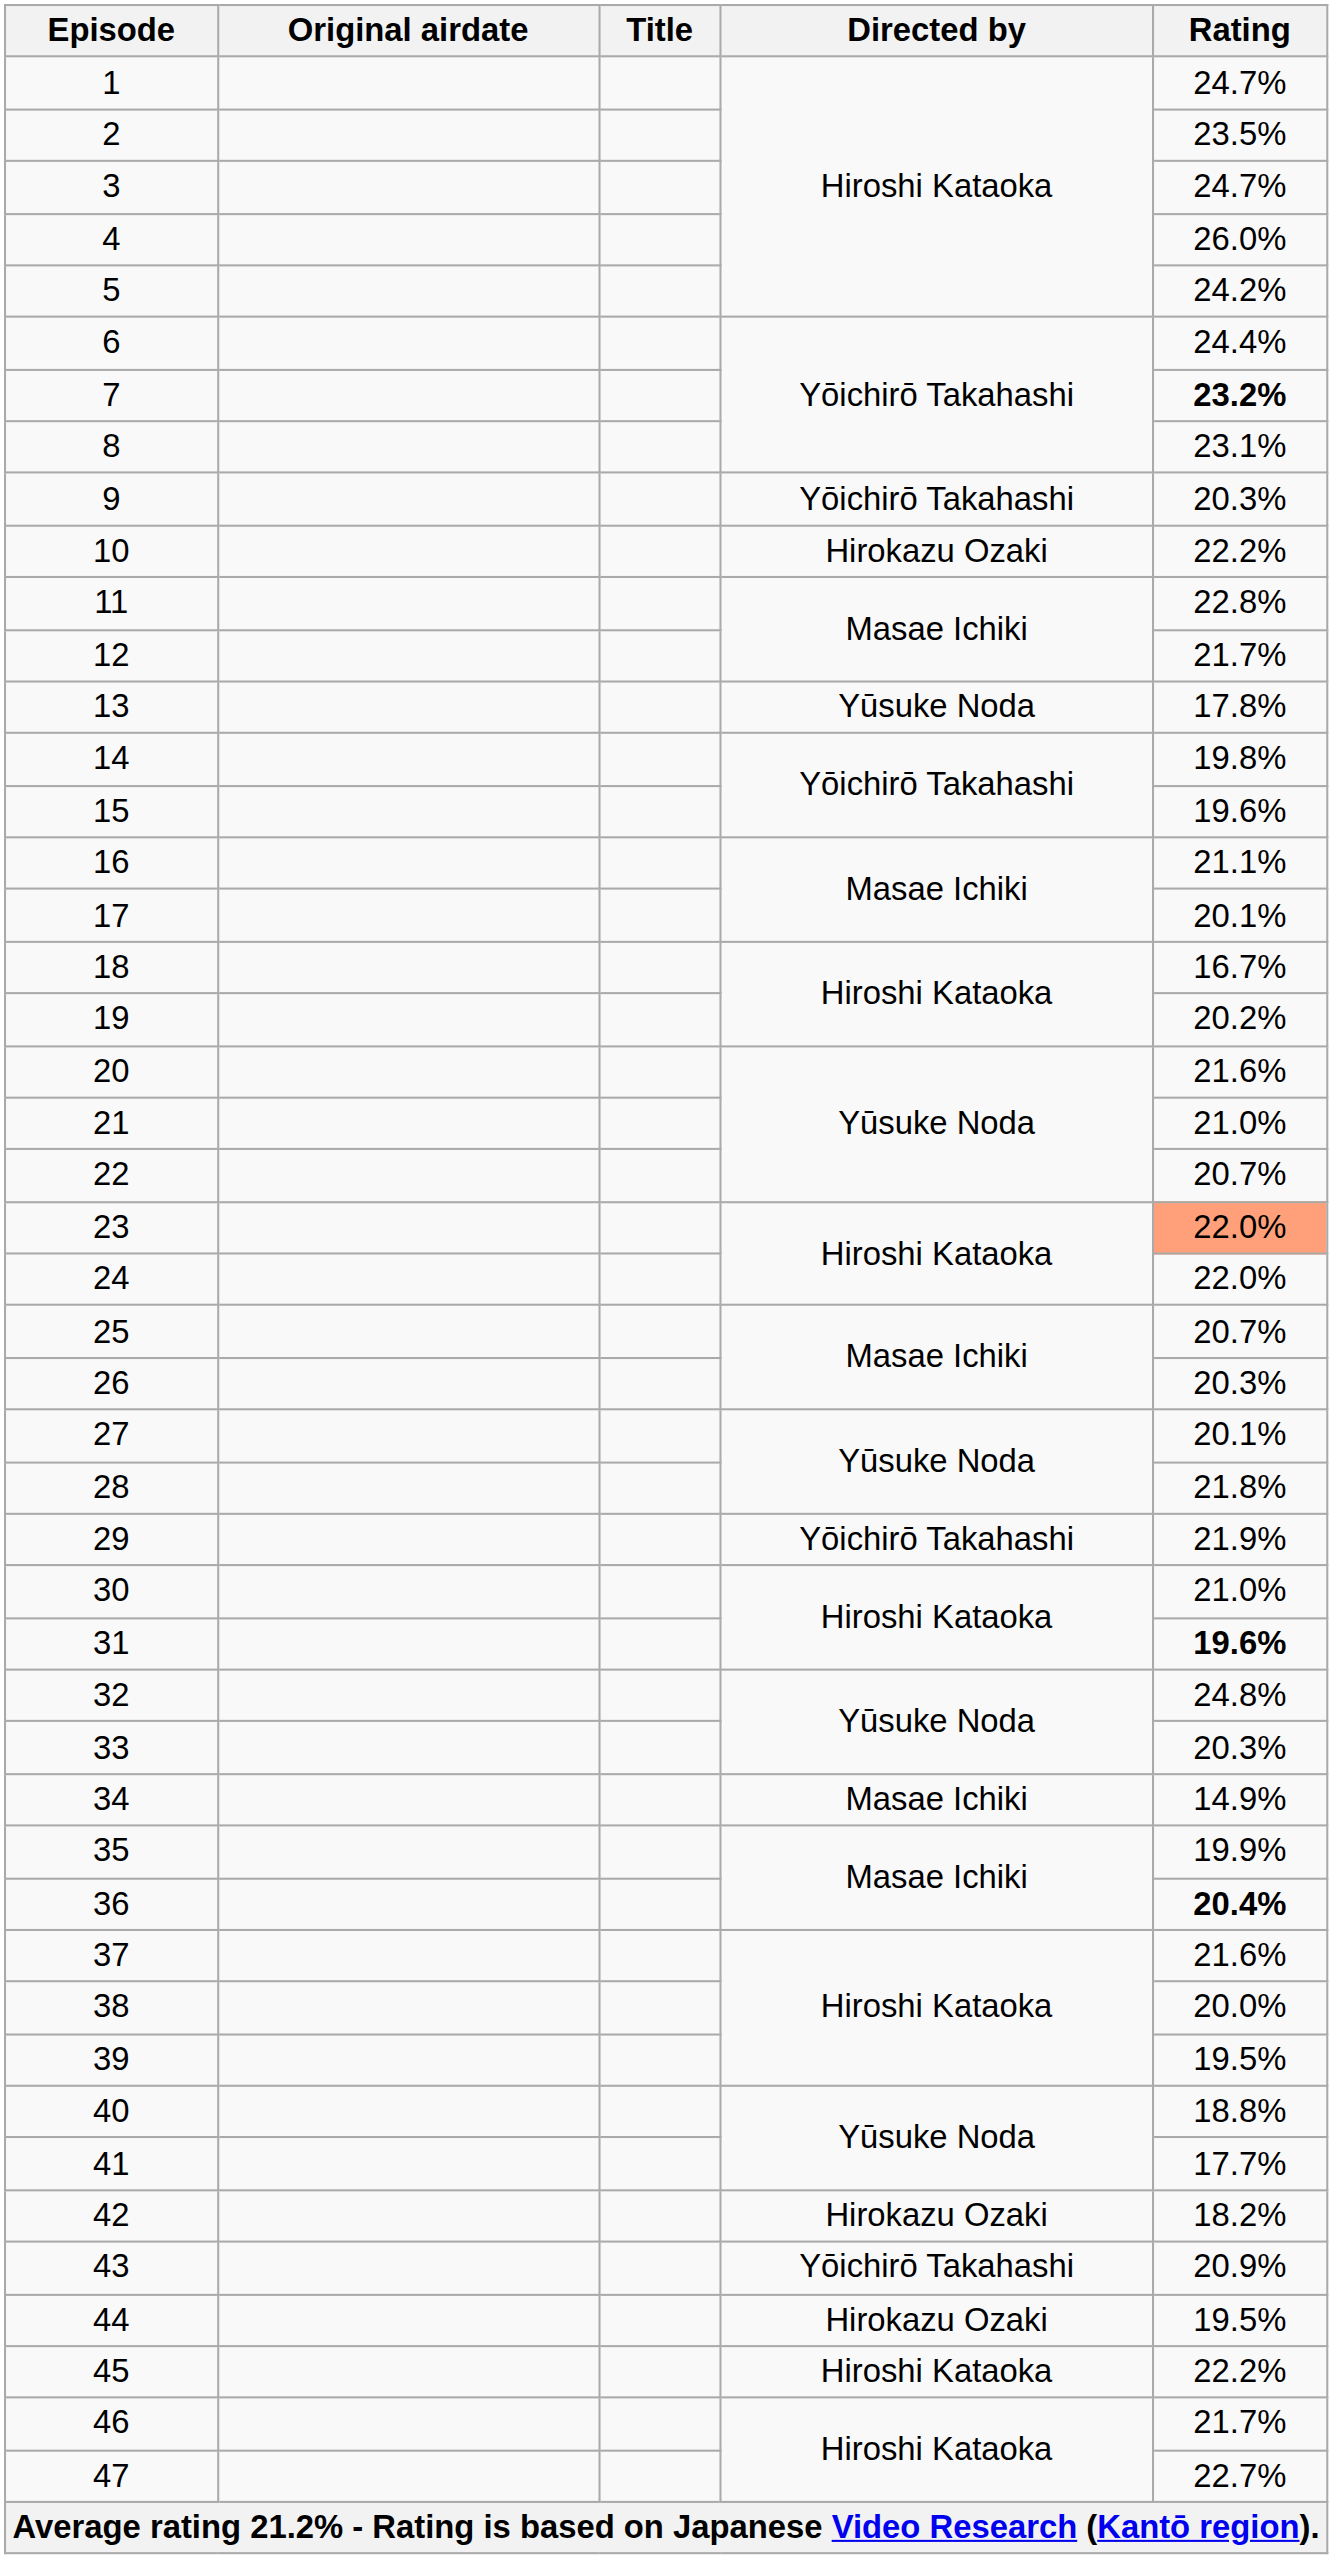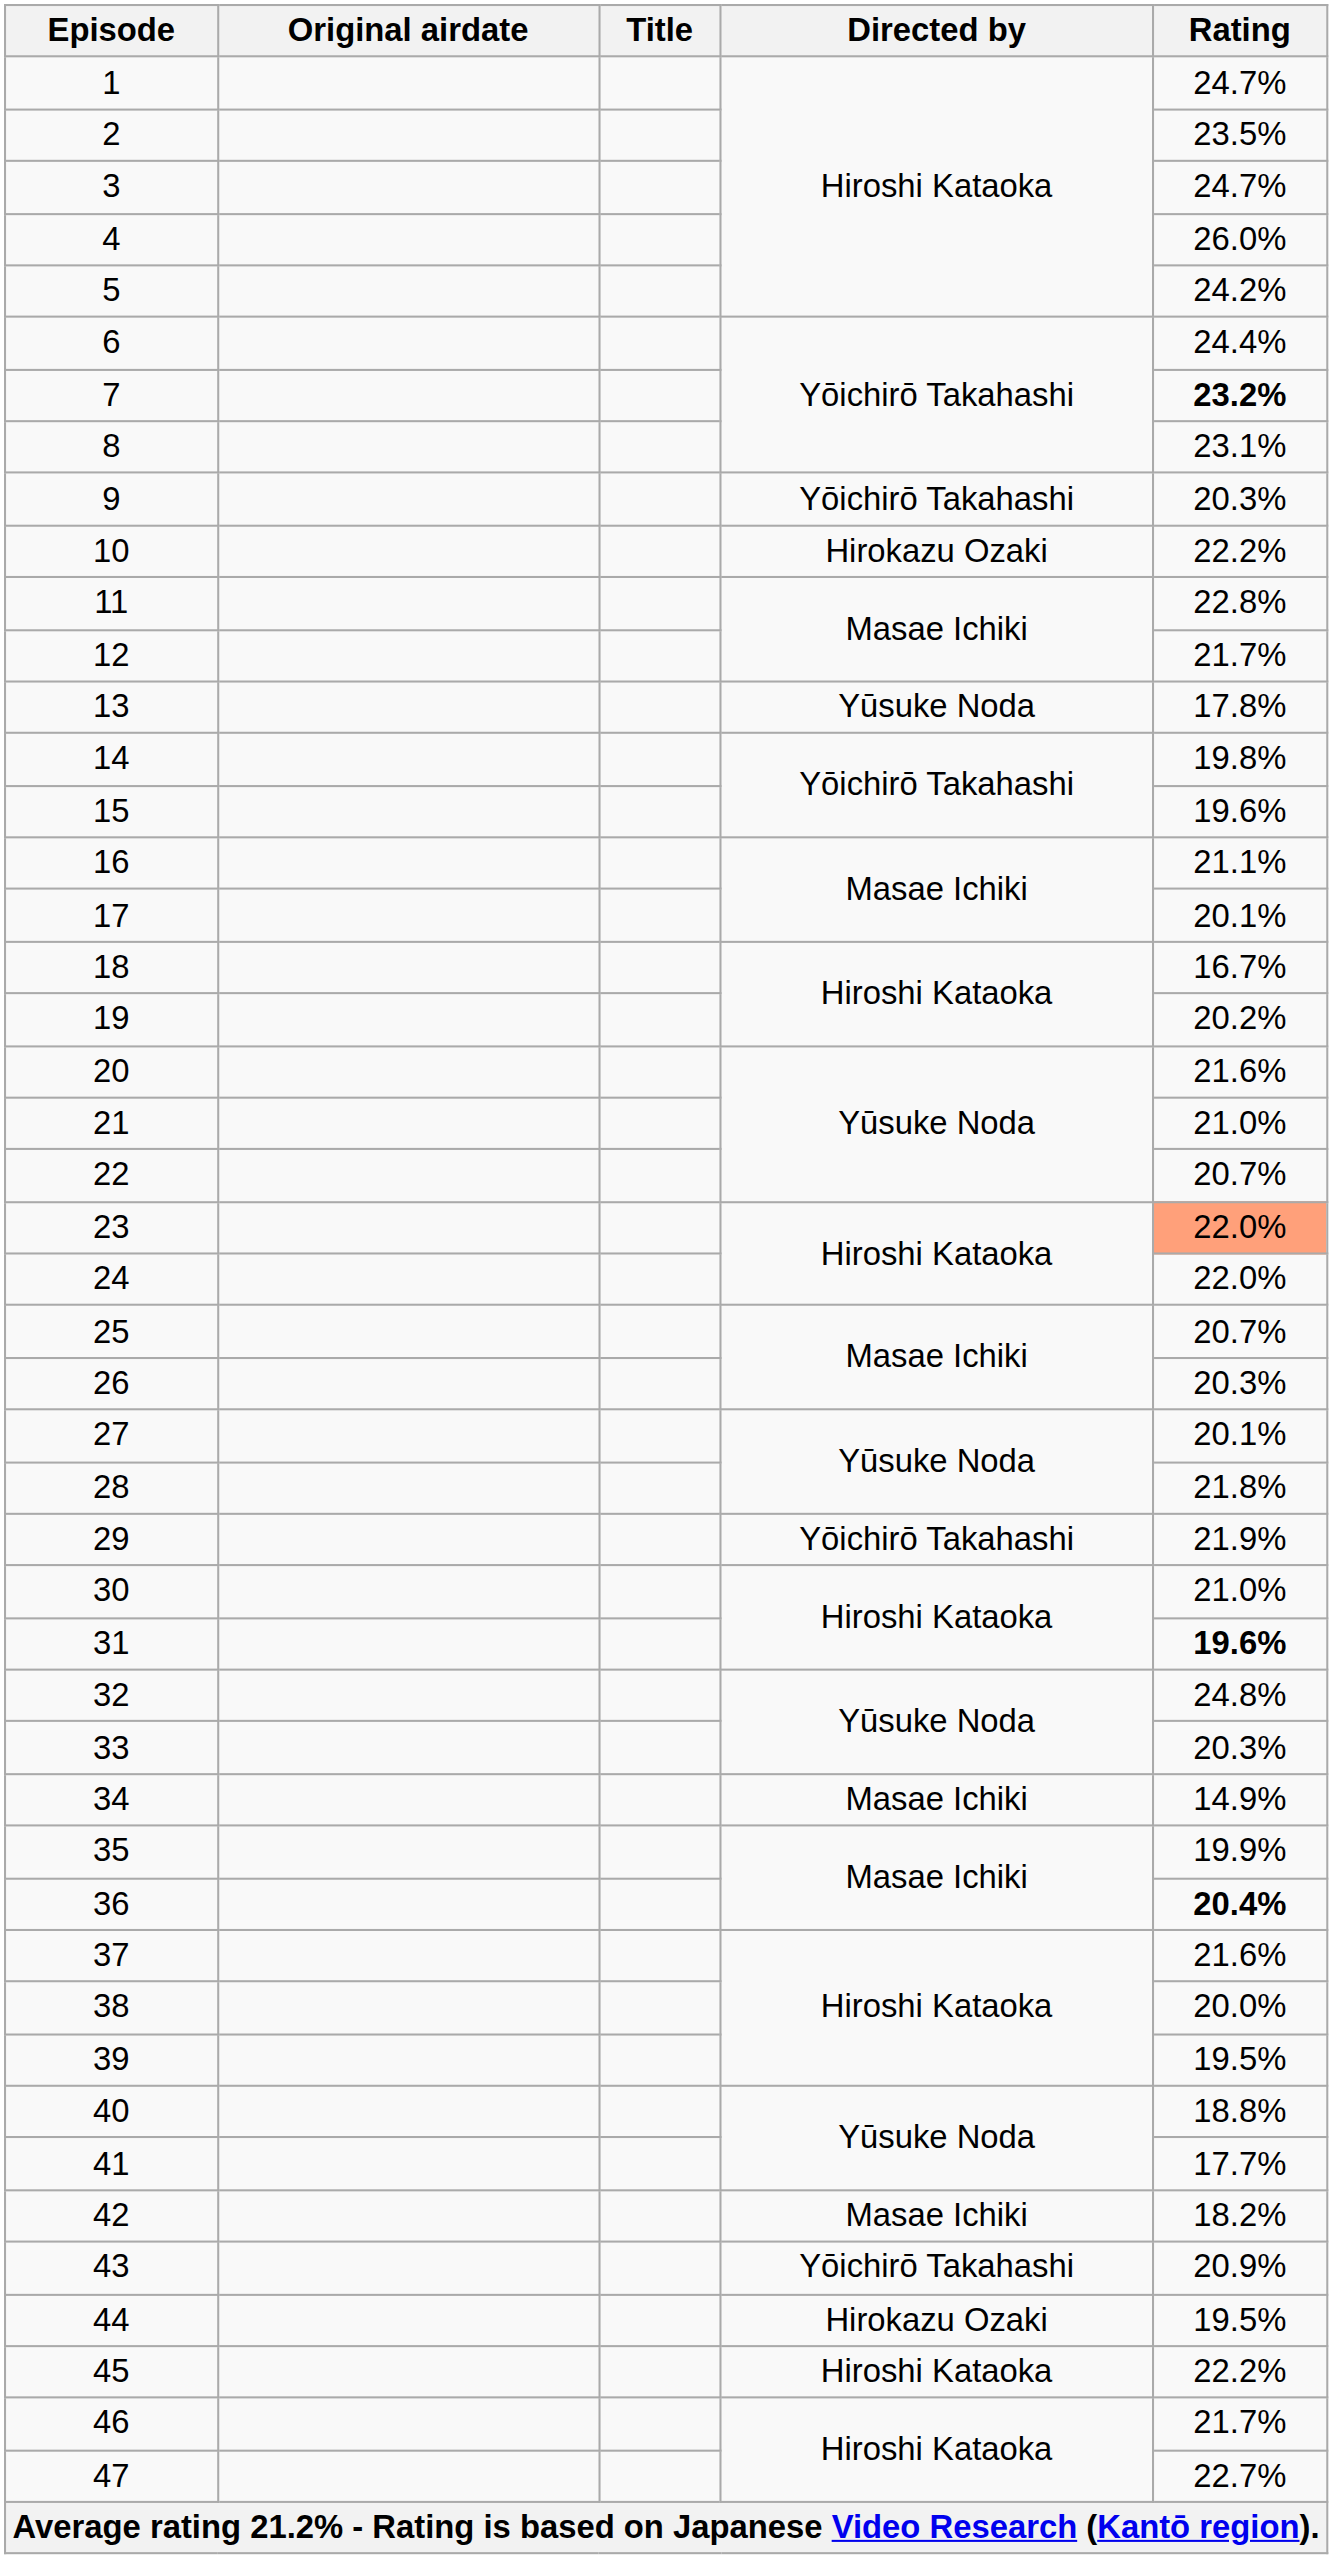(937, 2215) Hirokazu Ozaki -> (937, 2215) Masae Ichiki
